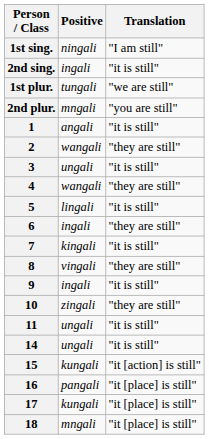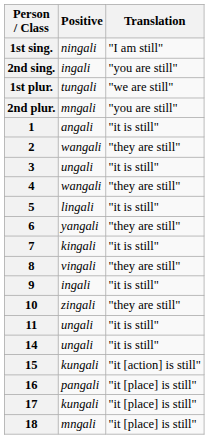(134, 68) "it is still" -> (143, 68) "you are still"
(76, 226) ingali -> (80, 226) yangali
